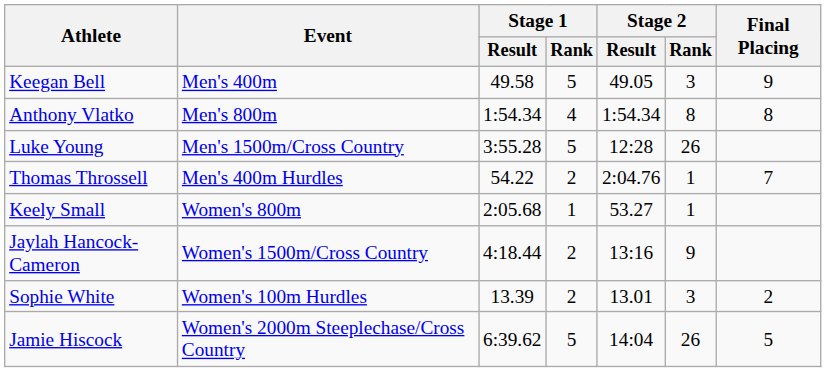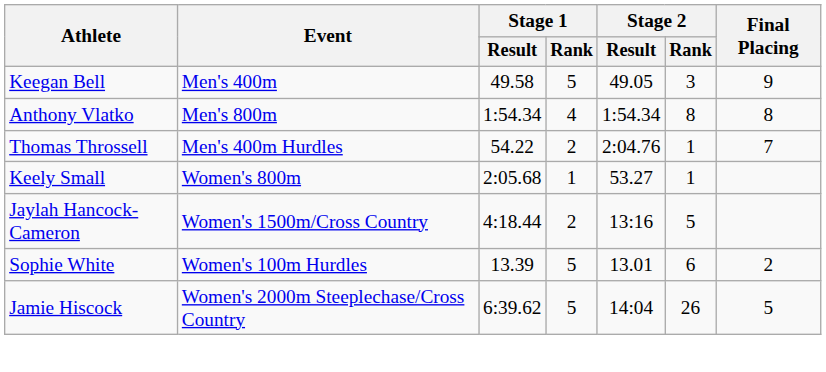- row: (56, 146)
(691, 253) 9 -> (691, 221) 5
(572, 296) 2 -> (572, 264) 5
(691, 296) 3 -> (691, 264) 6
